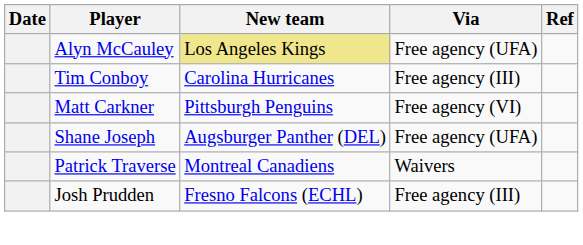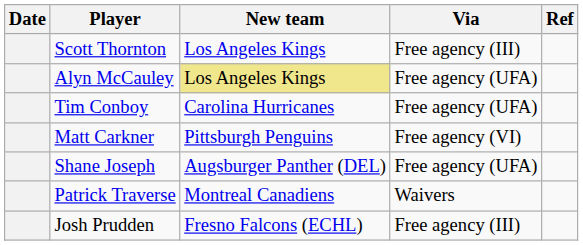+ row: (110, 48)
(457, 78) Free agency (III) -> (466, 107) Free agency (UFA)
